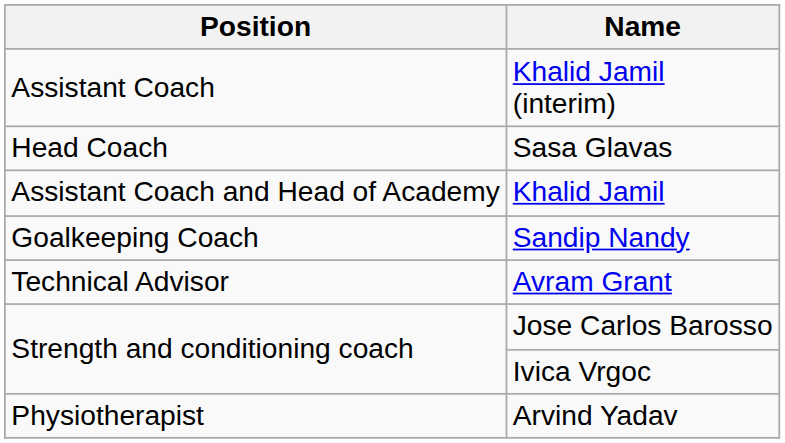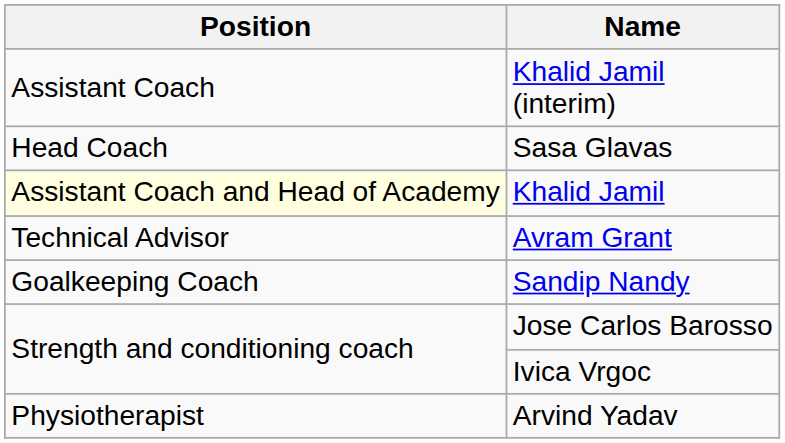(256, 192) no background -> (256, 192) lightyellow background
rows swapped: (601, 237) <-> (592, 281)
